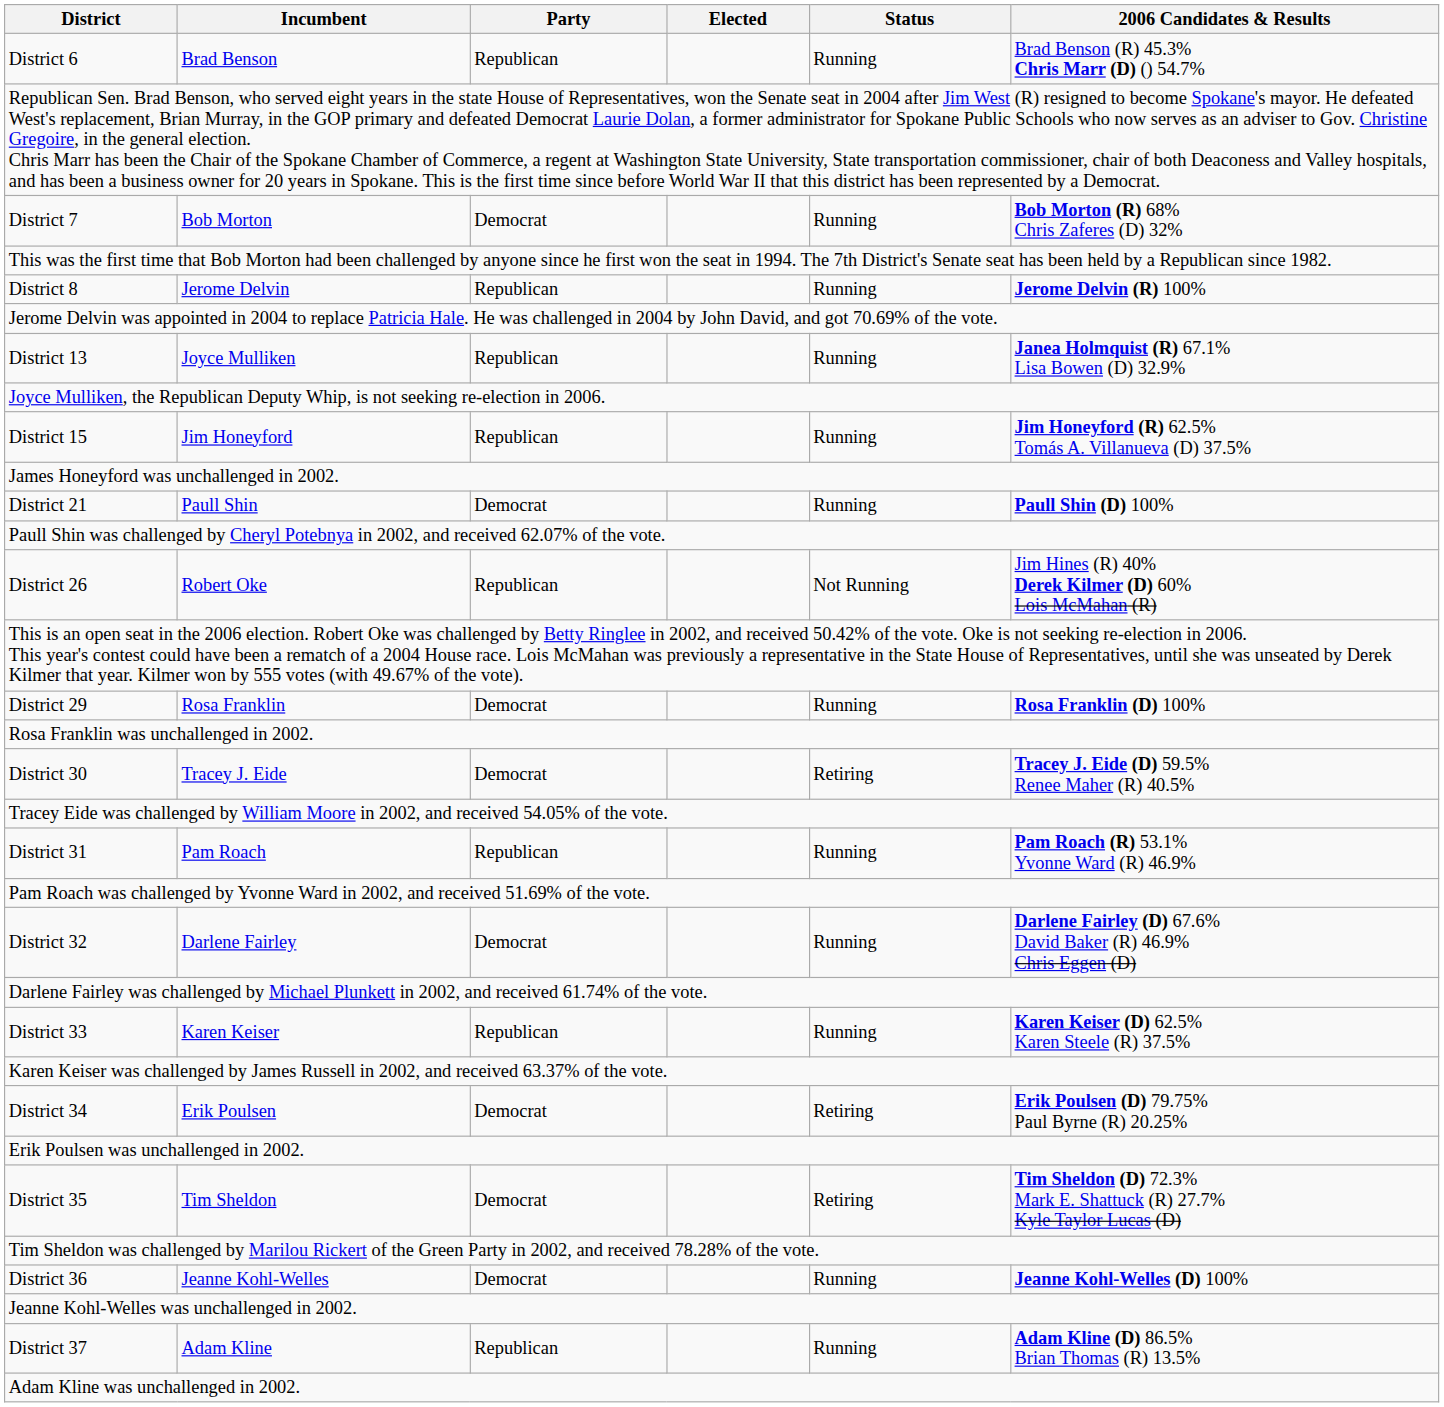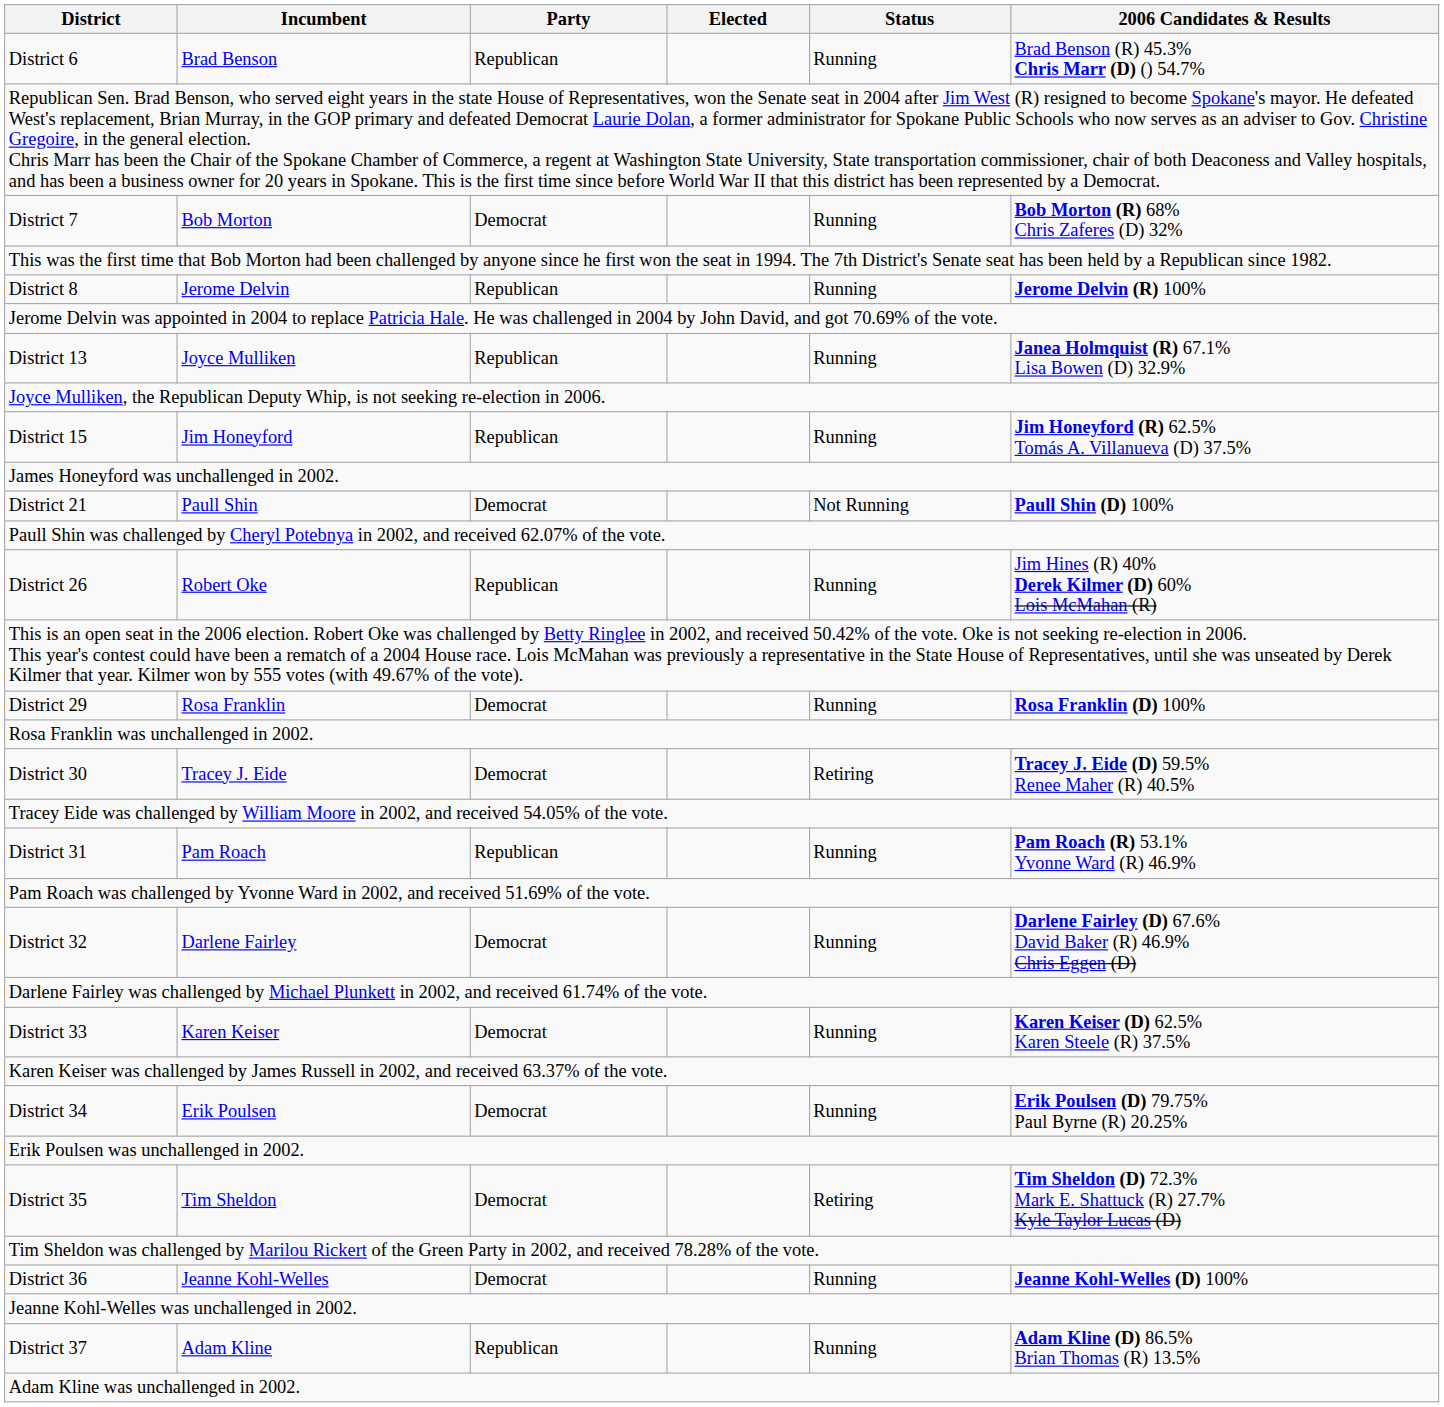(845, 505) Running -> (861, 505) Not Running
(861, 584) Not Running -> (845, 584) Running
(516, 1031) Republican -> (511, 1031) Democrat
(843, 1110) Retiring -> (845, 1110) Running
